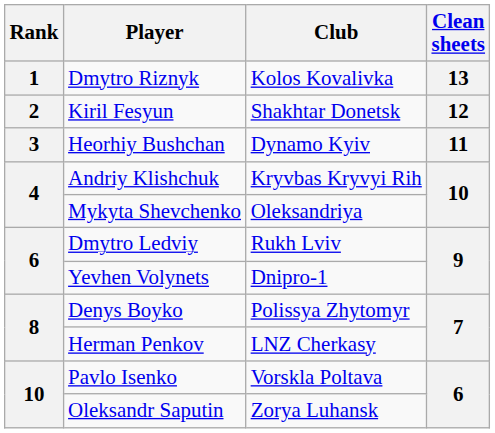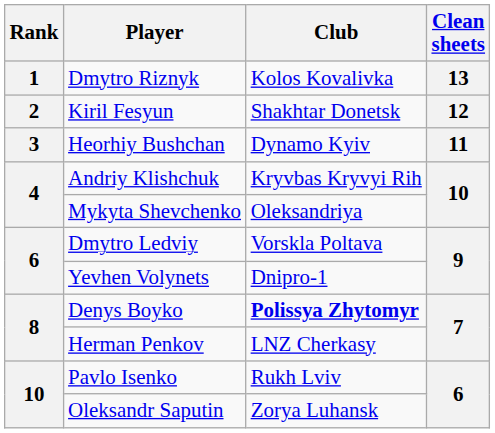(296, 244) Rukh Lviv -> (317, 244) Vorskla Poltava
(330, 310) normal -> (335, 310) bold
(317, 377) Vorskla Poltava -> (296, 377) Rukh Lviv
